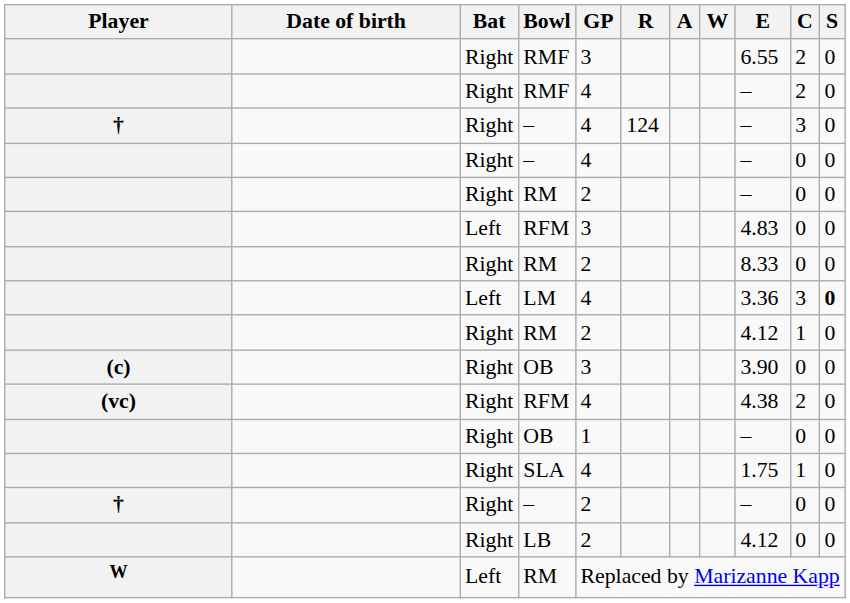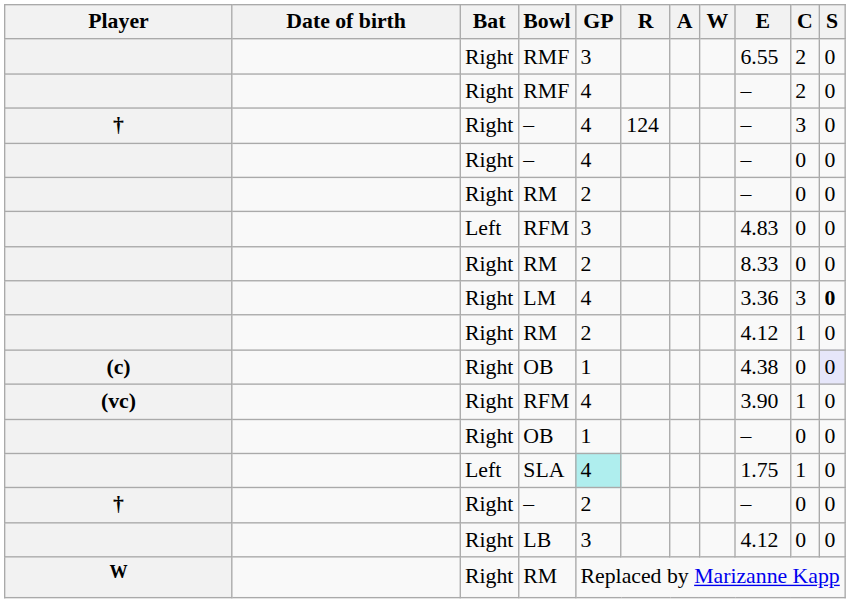(483, 297) Left -> (489, 297) Right
(586, 366) 3 -> (586, 366) 1
(759, 366) 3.90 -> (759, 366) 4.38
(830, 366) no background -> (830, 366) lavender background
(759, 401) 4.38 -> (759, 401) 3.90
(801, 401) 2 -> (801, 401) 1
(489, 470) Right -> (483, 470) Left
(586, 470) no background -> (586, 470) paleturquoise background
(586, 539) 2 -> (586, 539) 3
(483, 576) Left -> (489, 576) Right
